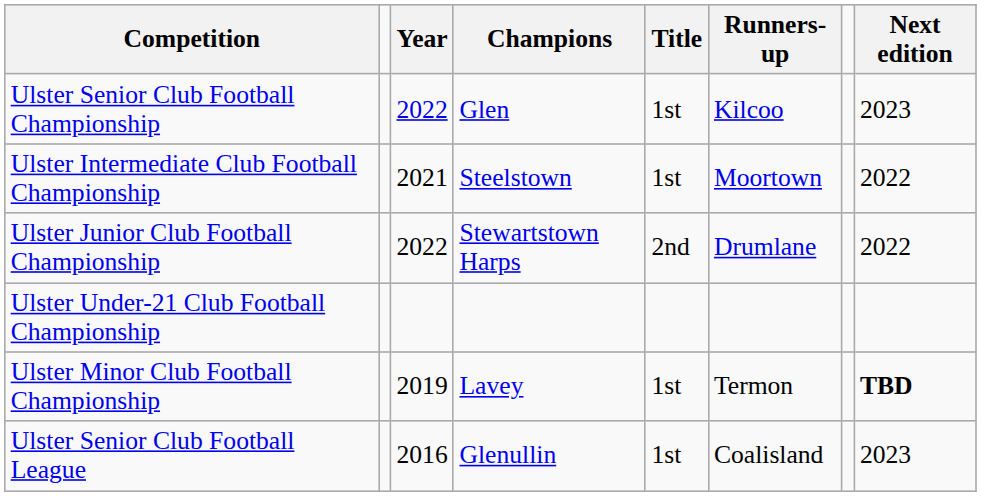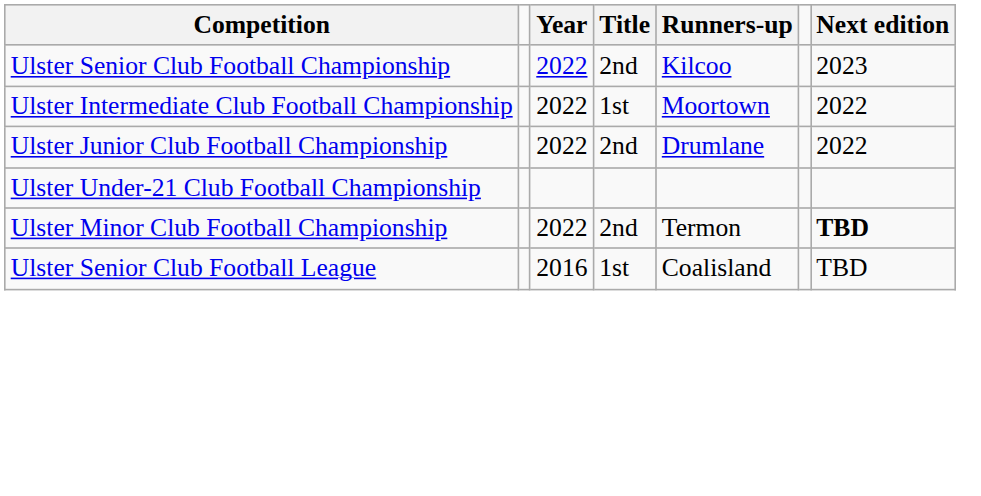- column: (550, 39)
(666, 108) 1st -> (618, 65) 2nd
(422, 178) 2021 -> (562, 106) 2022
(422, 386) 2019 -> (562, 227) 2022
(666, 386) 1st -> (618, 227) 2nd
(886, 455) 2023 -> (842, 268) TBD
